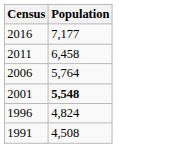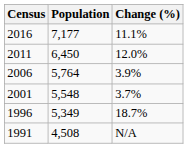+ column: (148, 14)
(65, 53) 6,458 -> (65, 53) 6,450
(65, 93) bold -> (65, 93) normal
(65, 113) 4,824 -> (65, 113) 5,349
